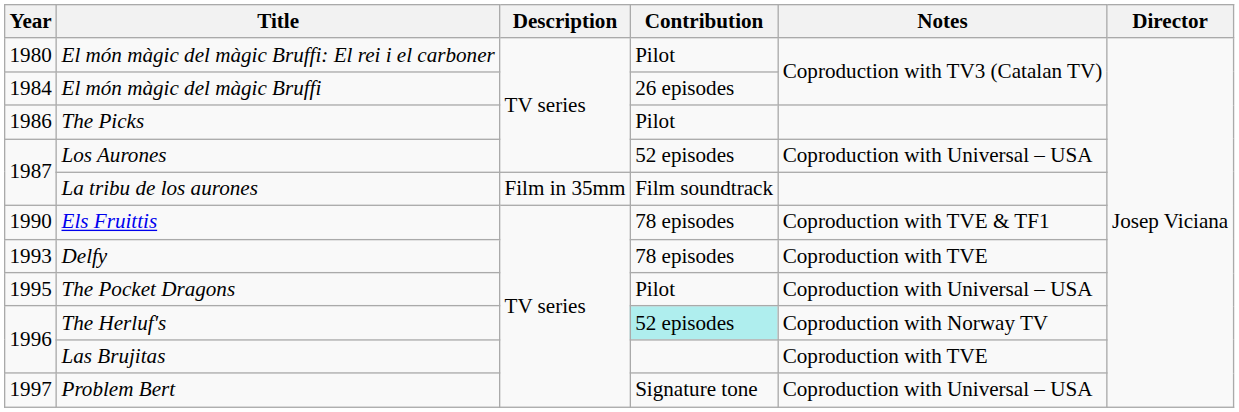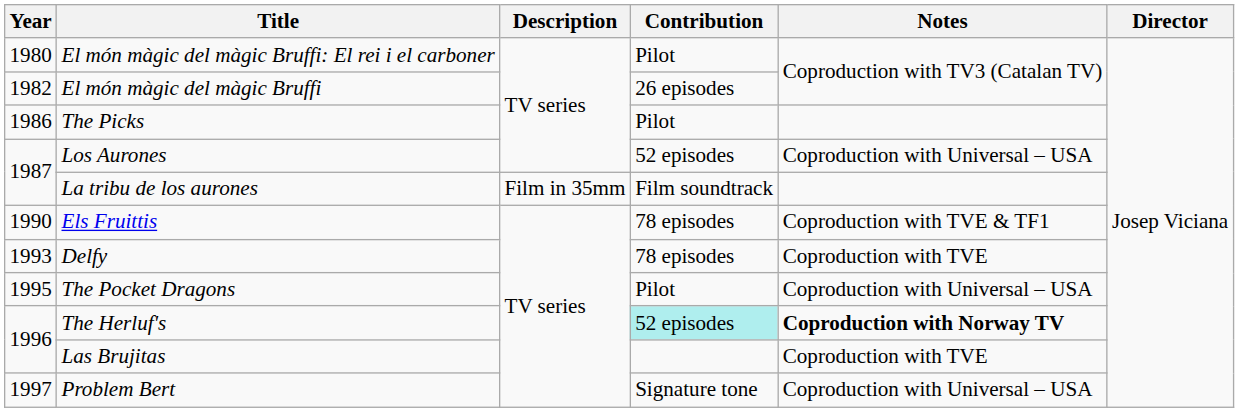(31, 88) 1984 -> (31, 88) 1982
(915, 322) normal -> (923, 322) bold
